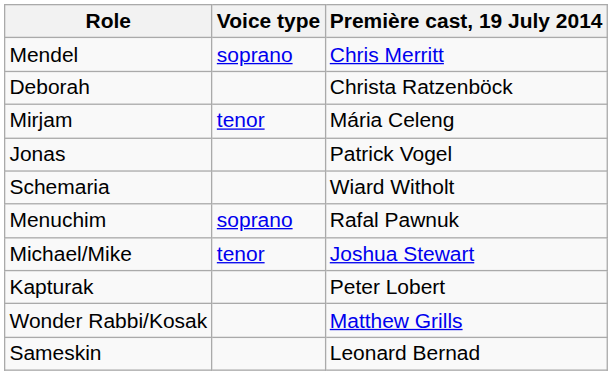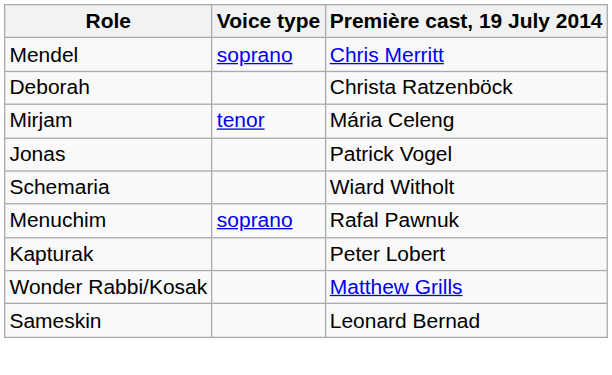- row: (71, 253)
